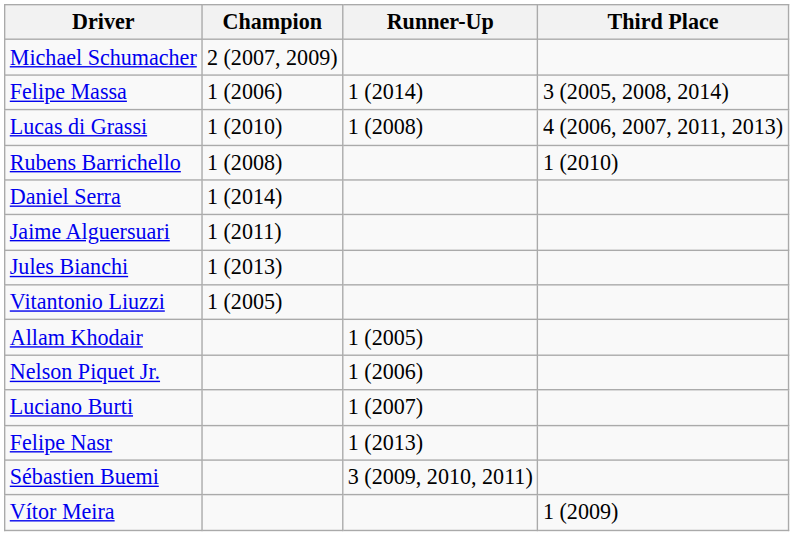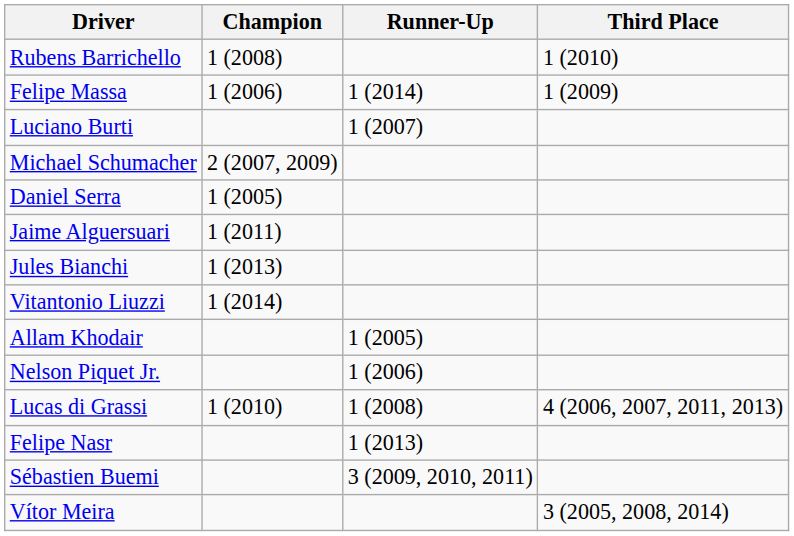rows swapped: (103, 57) <-> (95, 162)
(636, 92) 3 (2005, 2008, 2014) -> (581, 92) 1 (2009)
rows swapped: (78, 127) <-> (71, 407)
(245, 197) 1 (2014) -> (245, 197) 1 (2005)
(245, 302) 1 (2005) -> (245, 302) 1 (2014)
(581, 512) 1 (2009) -> (636, 512) 3 (2005, 2008, 2014)
